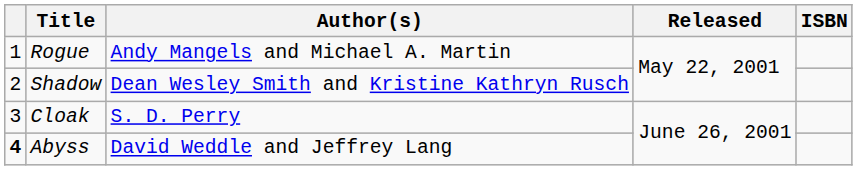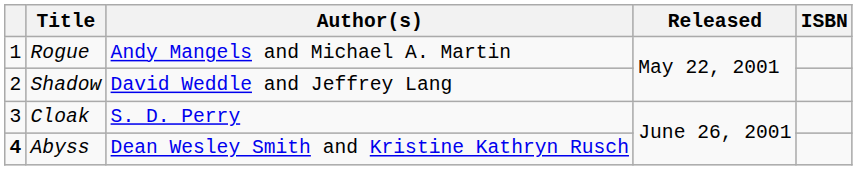(370, 85) Dean Wesley Smith and Kristine Kathryn Rusch -> (281, 85) David Weddle and Jeffrey Lang
(281, 149) David Weddle and Jeffrey Lang -> (370, 149) Dean Wesley Smith and Kristine Kathryn Rusch
